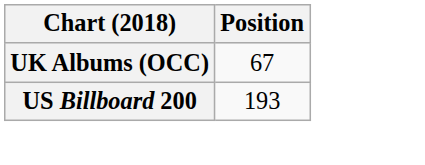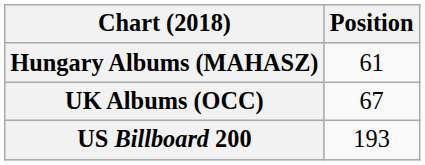+ row: (164, 62)
